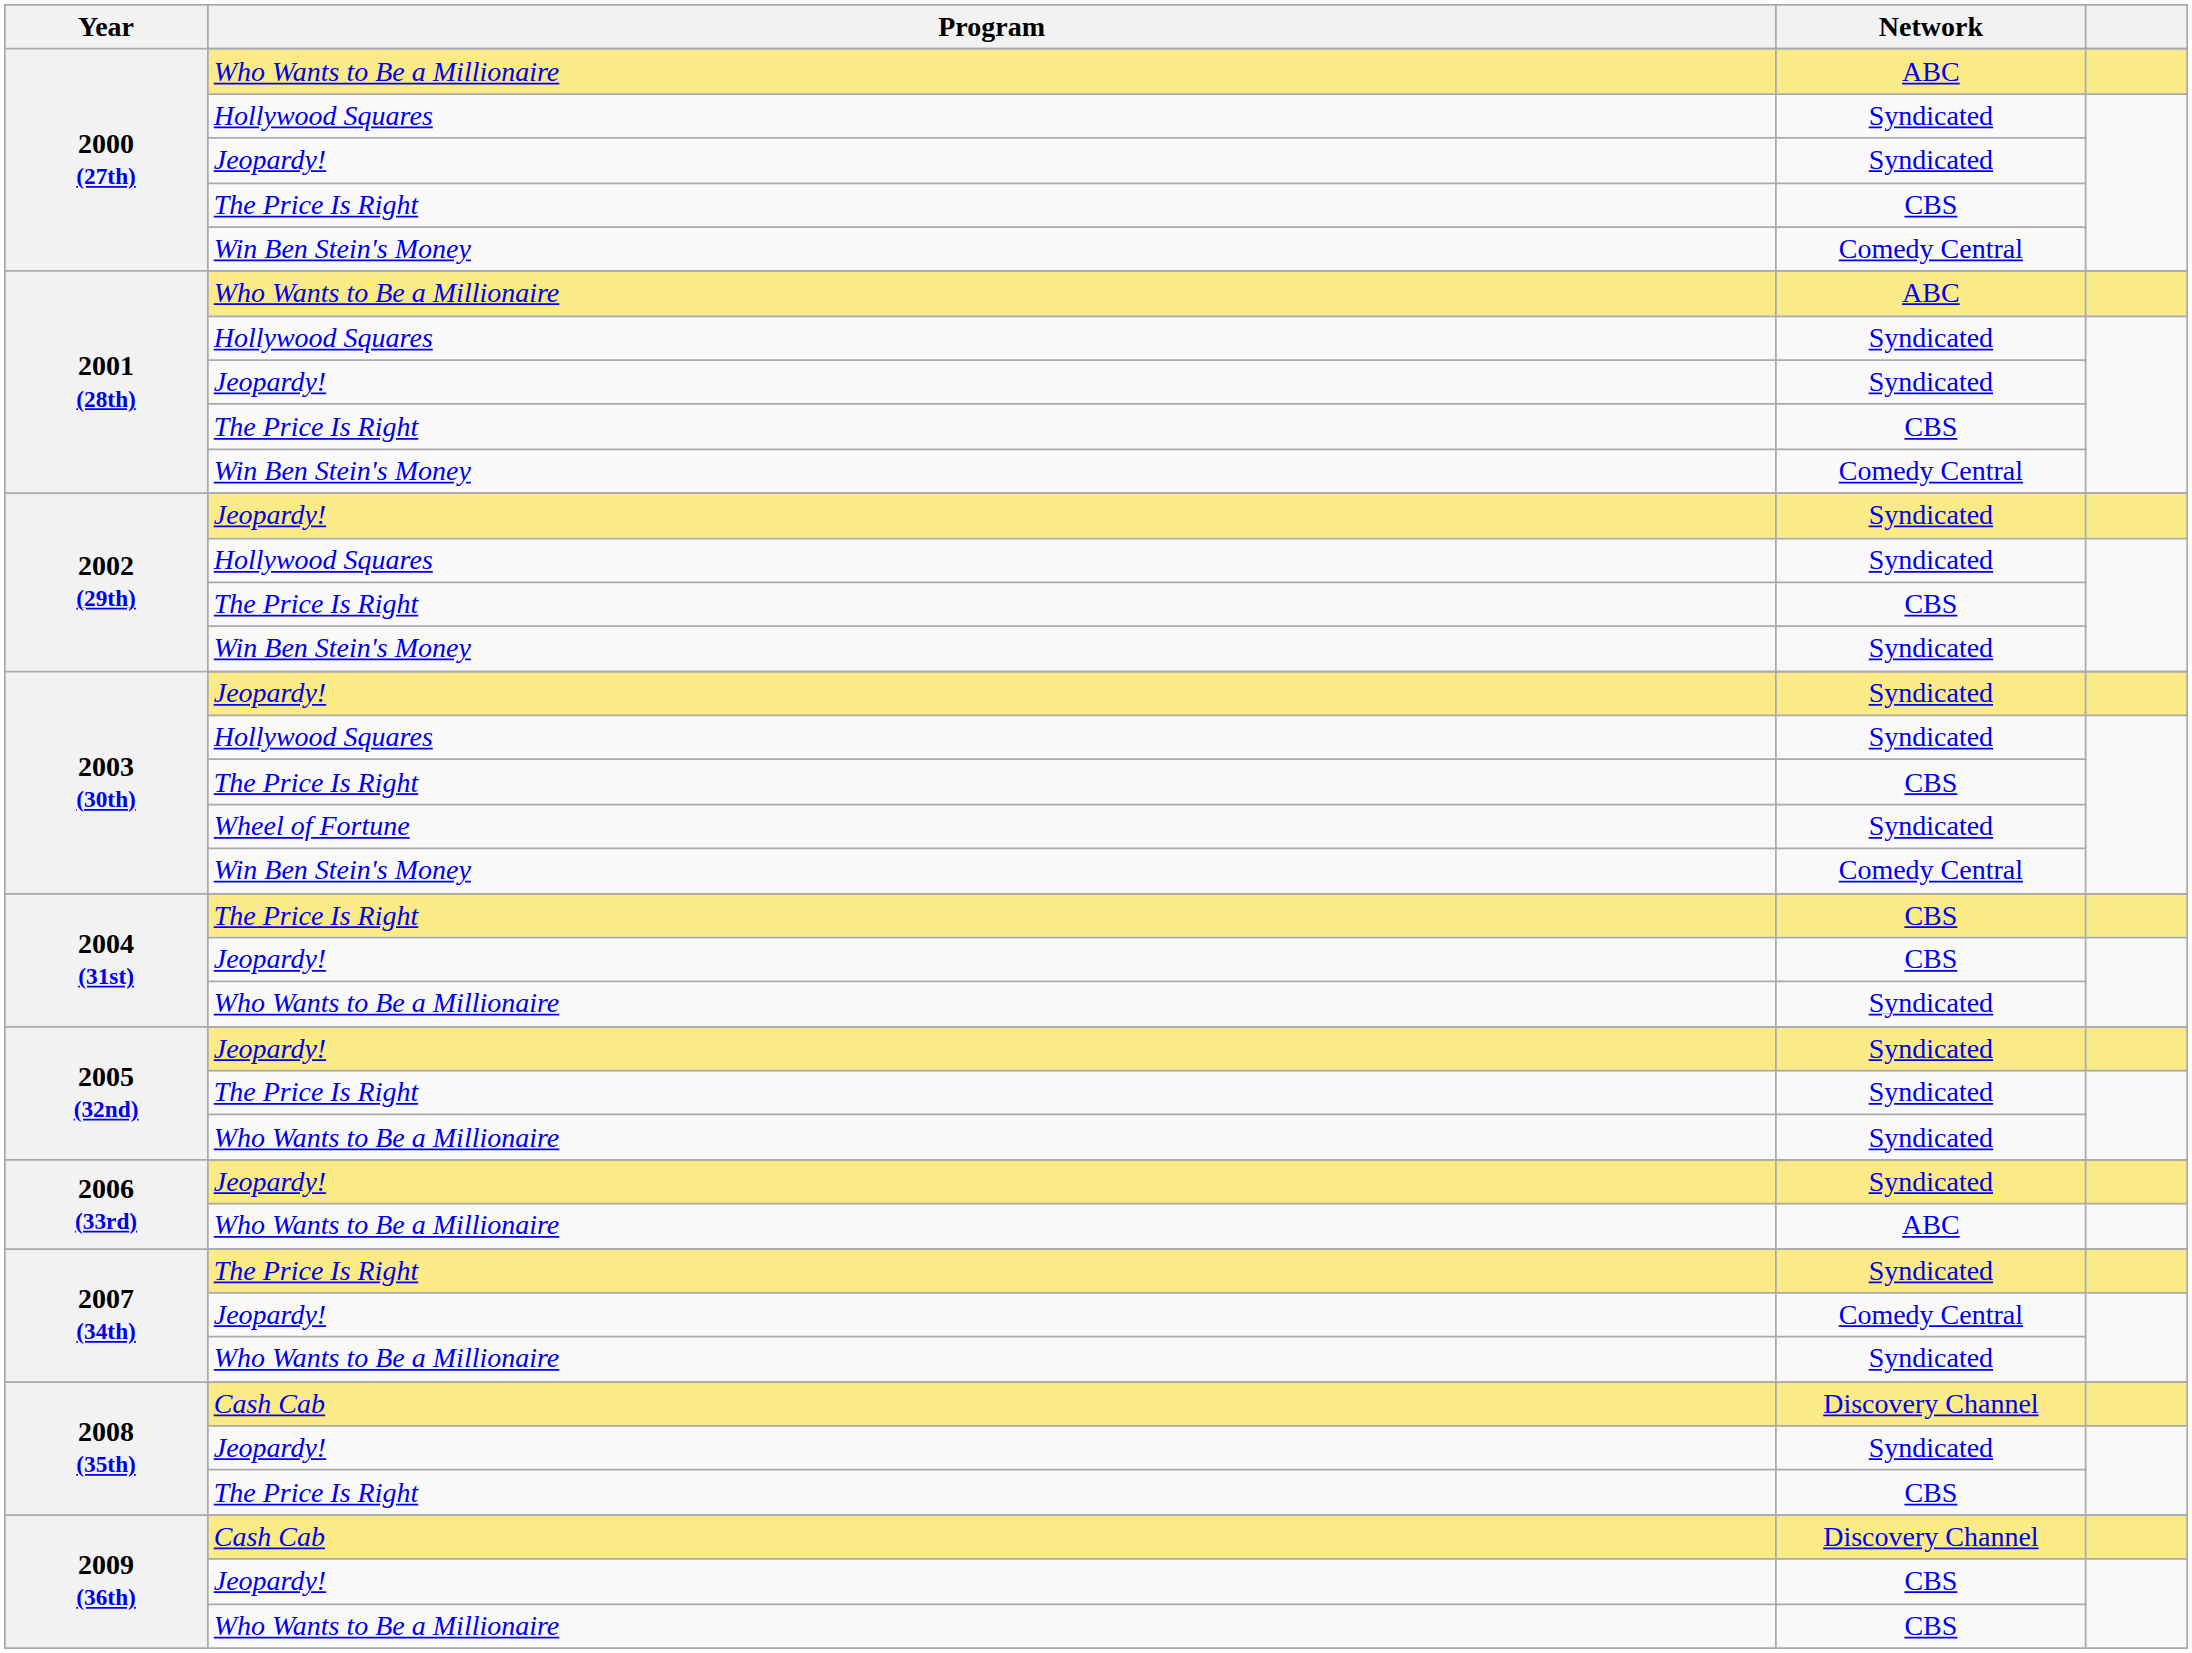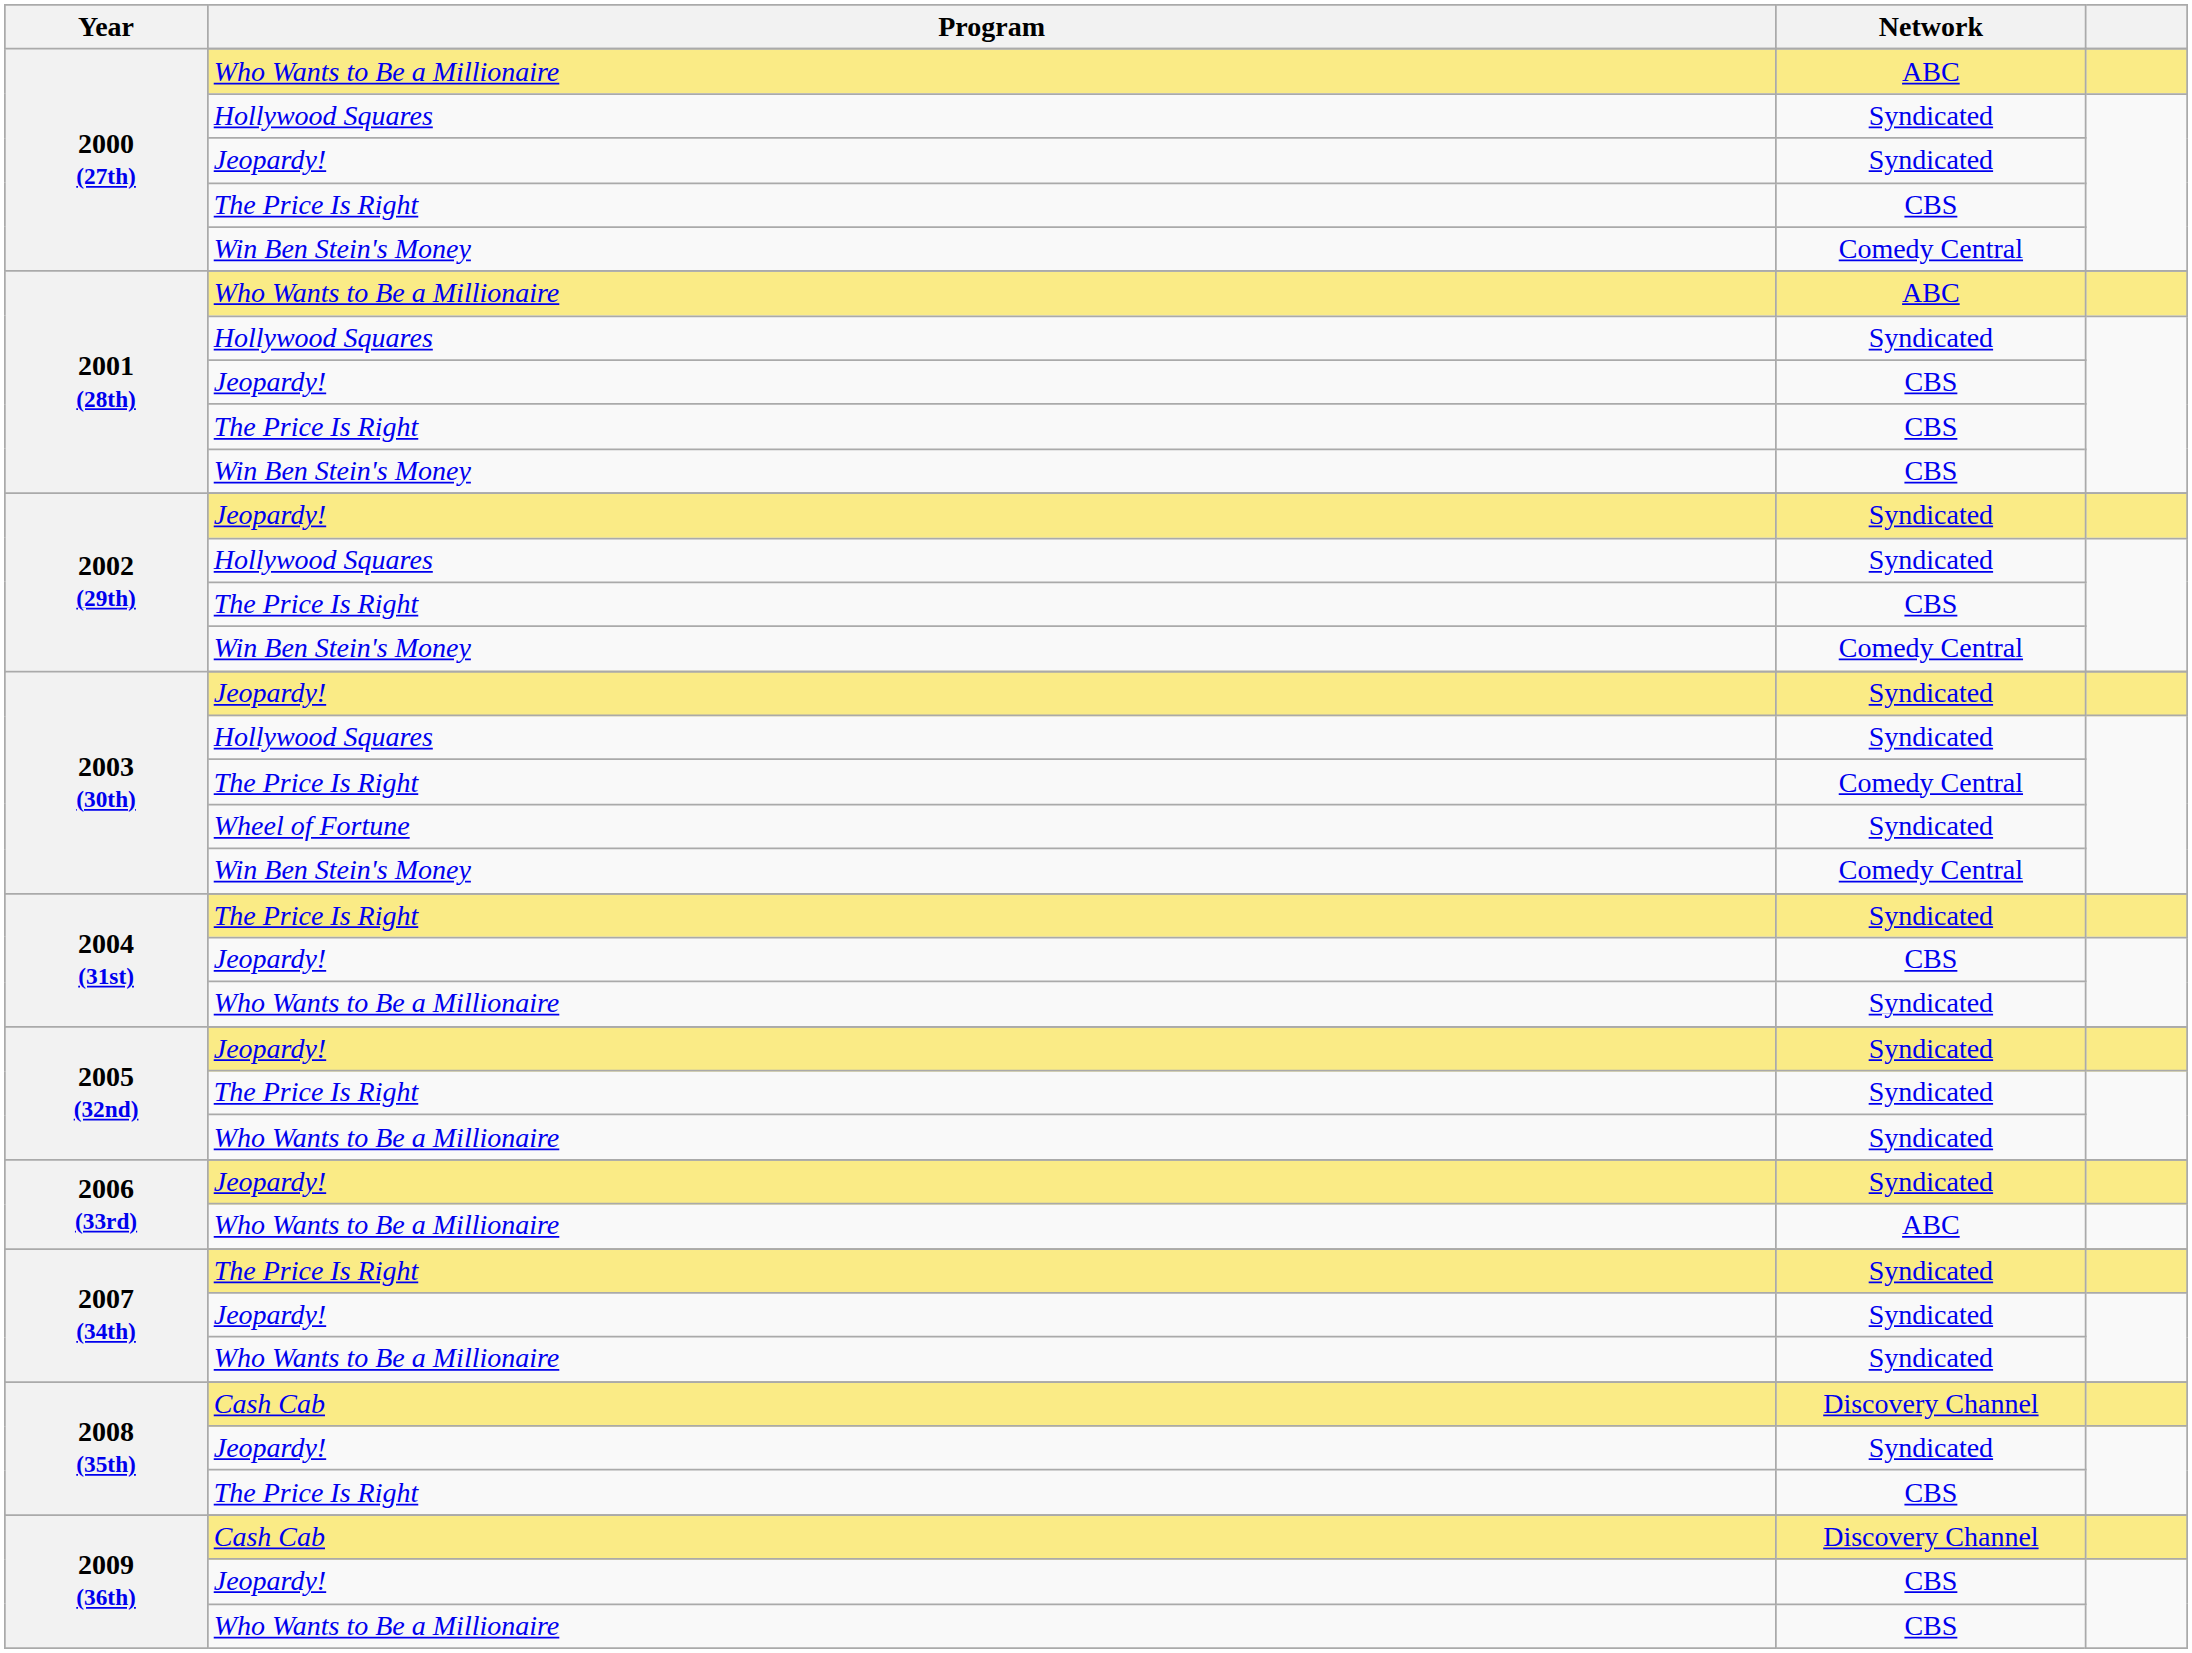(1931, 381) Syndicated -> (1931, 381) CBS
(1931, 470) Comedy Central -> (1931, 470) CBS
(1931, 648) Syndicated -> (1931, 648) Comedy Central
(1931, 781) CBS -> (1931, 781) Comedy Central
(1931, 914) CBS -> (1931, 914) Syndicated
(1931, 1314) Comedy Central -> (1931, 1314) Syndicated
